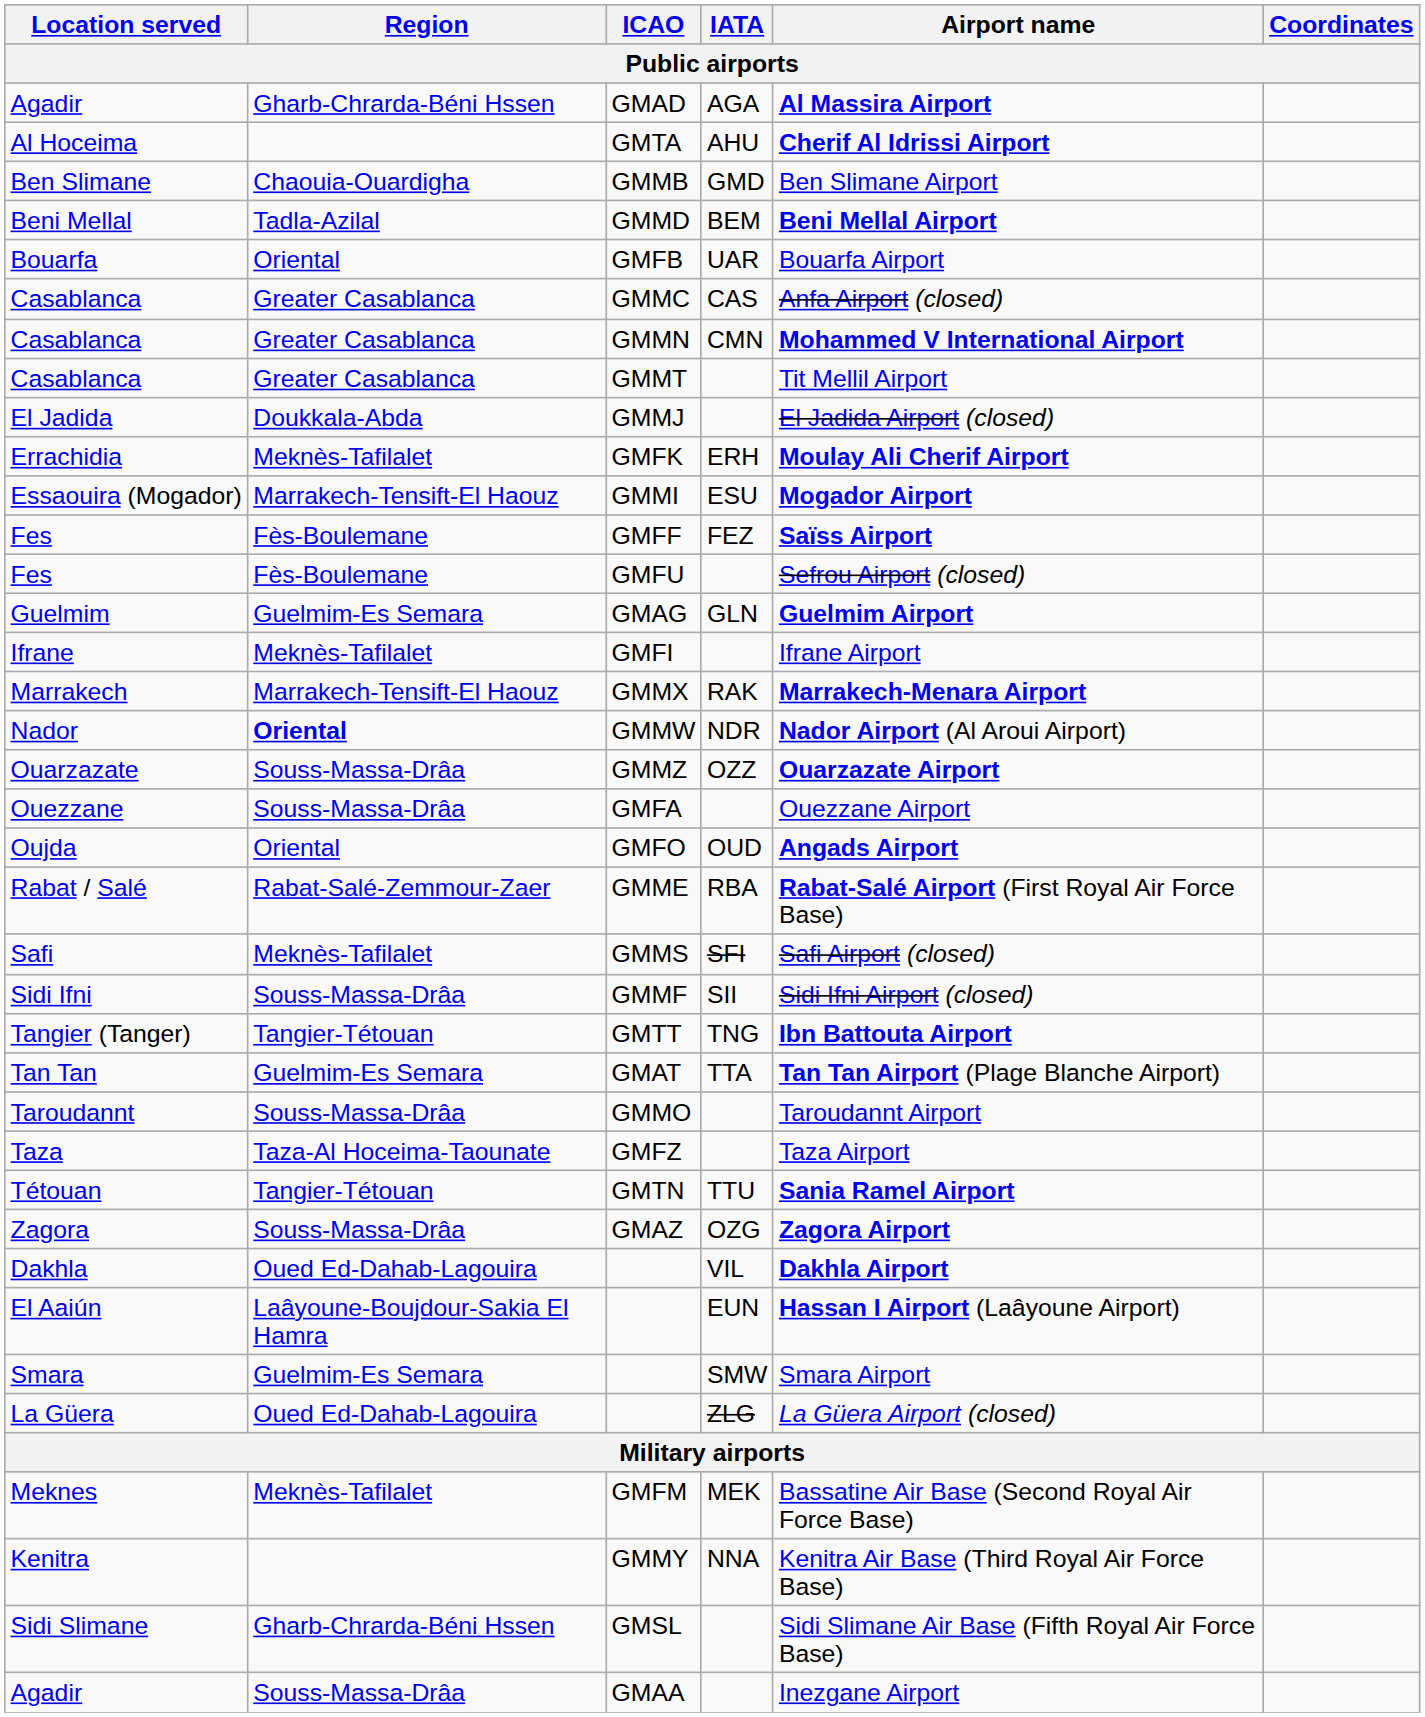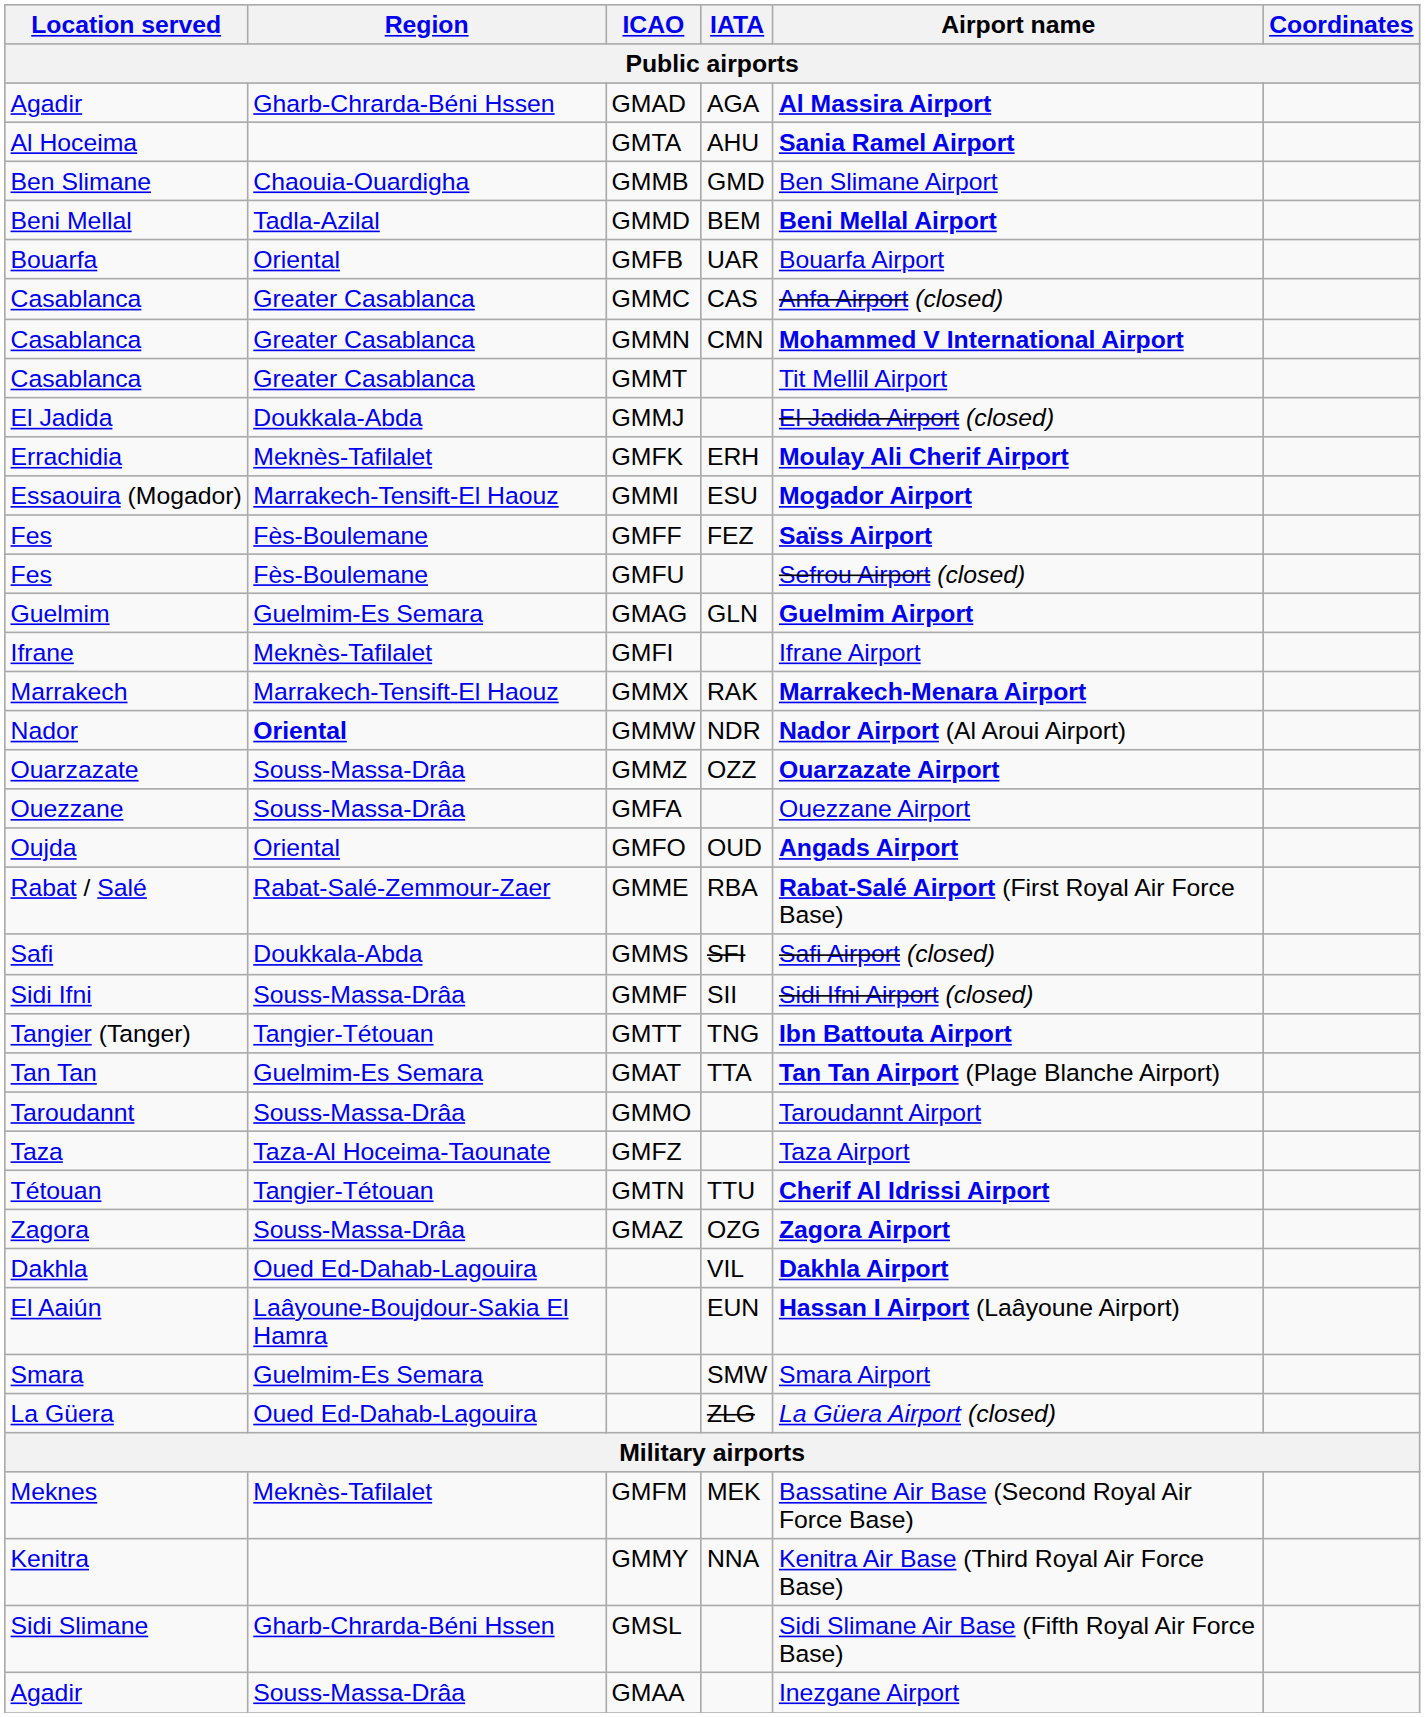(914, 142) Cherif Al Idrissi Airport -> (897, 142) Sania Ramel Airport
(343, 954) Meknès-Tafilalet -> (338, 954) Doukkala-Abda
(897, 1190) Sania Ramel Airport -> (914, 1190) Cherif Al Idrissi Airport
